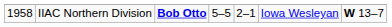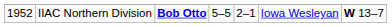(20, 13) 1958 -> (20, 13) 1952
